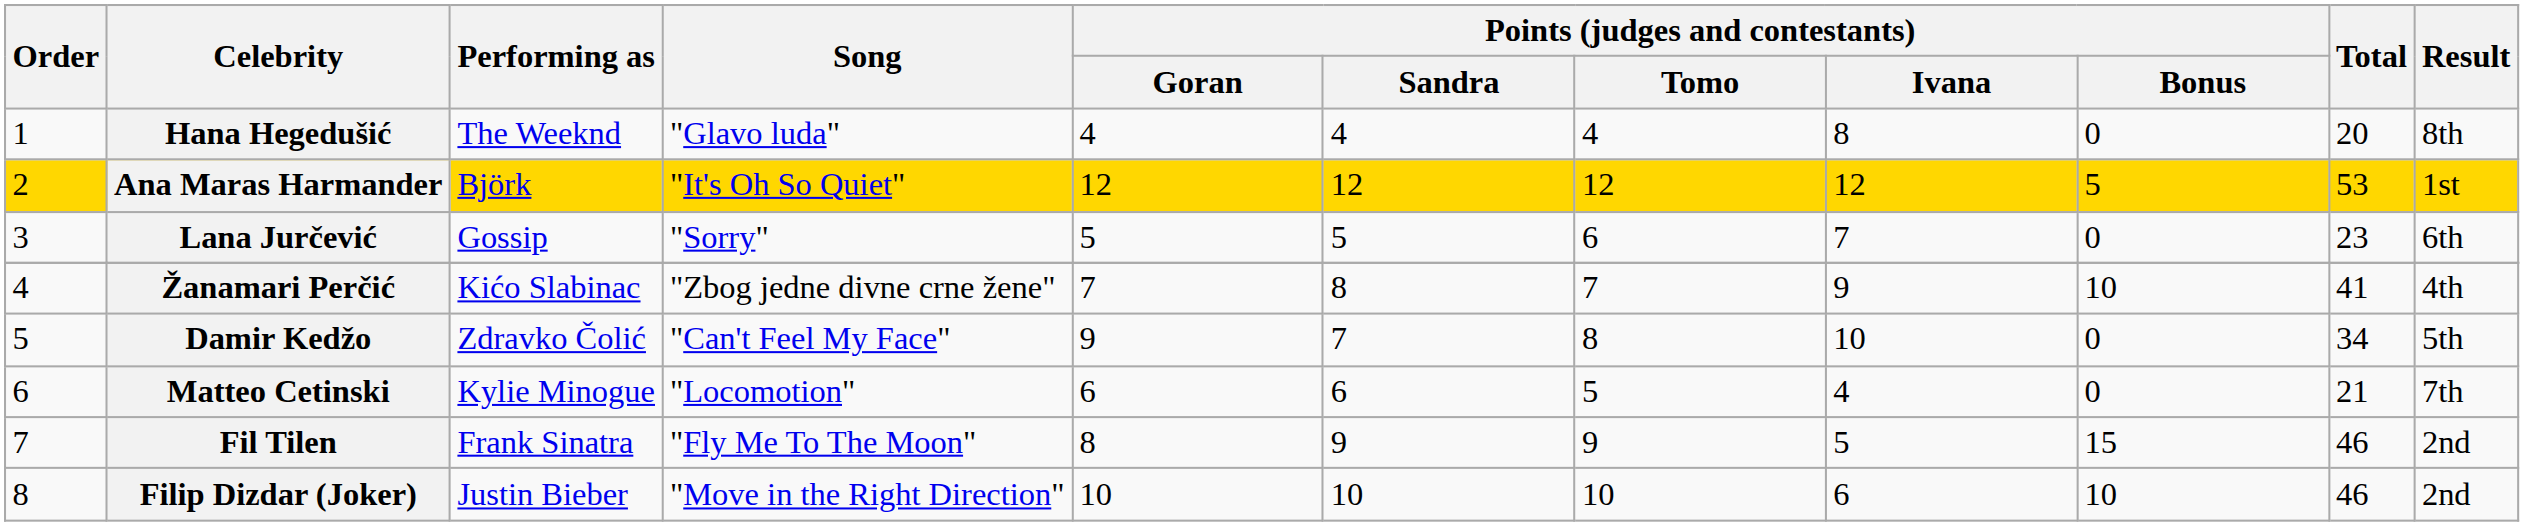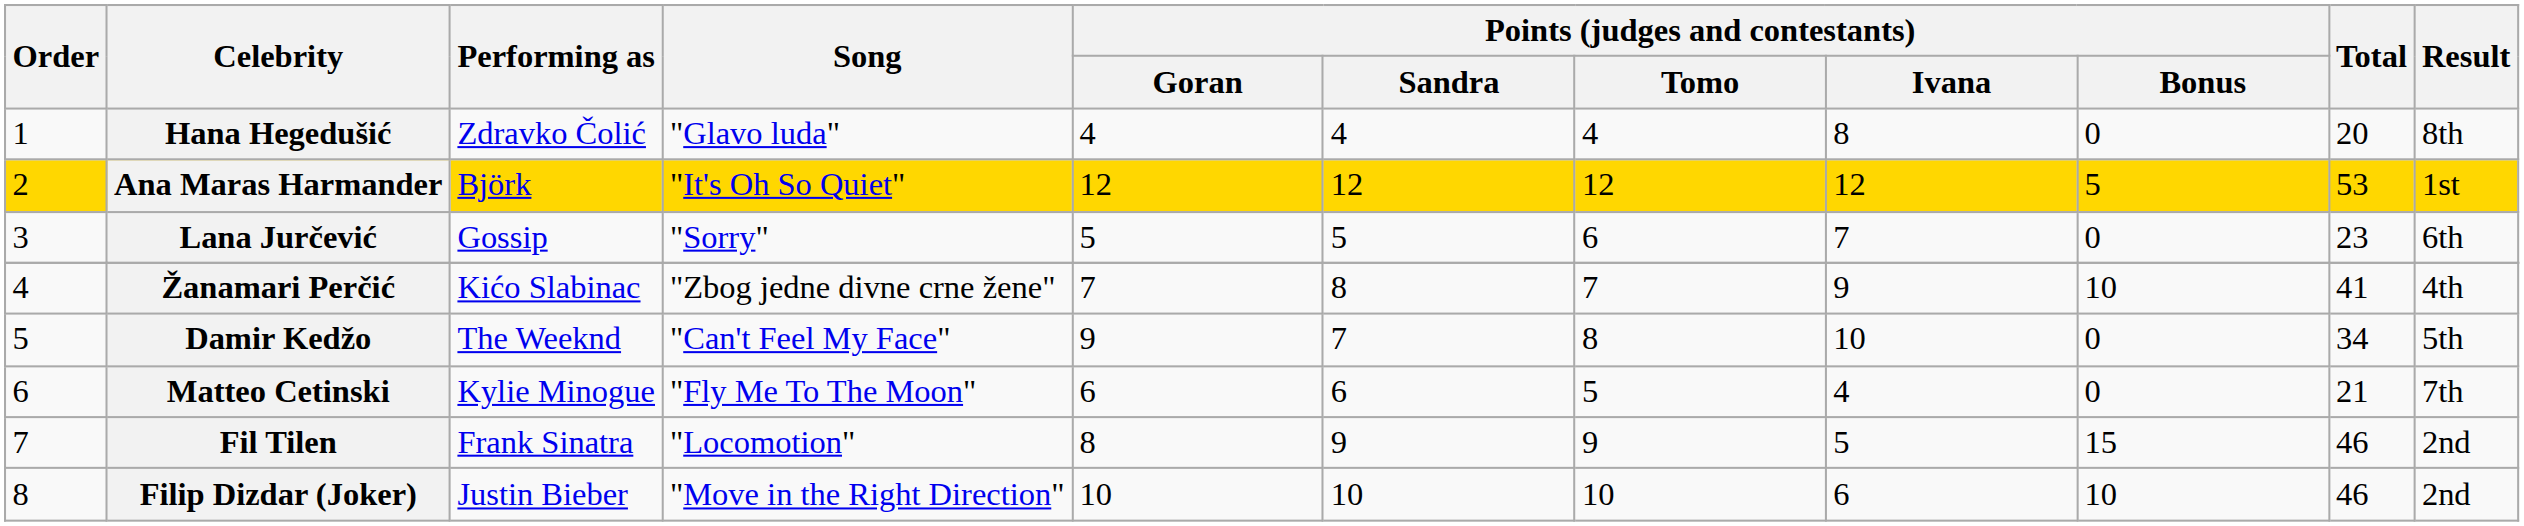(539, 133) The Weeknd -> (552, 133) Zdravko Čolić
(552, 339) Zdravko Čolić -> (539, 339) The Weeknd
(763, 390) "Locomotion" -> (823, 390) "Fly Me To The Moon"
(823, 442) "Fly Me To The Moon" -> (763, 442) "Locomotion"
